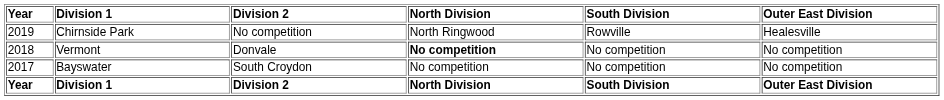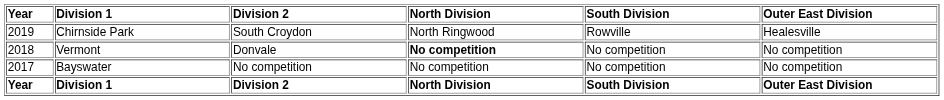(272, 32) No competition -> (272, 32) South Croydon
(272, 67) South Croydon -> (272, 67) No competition
